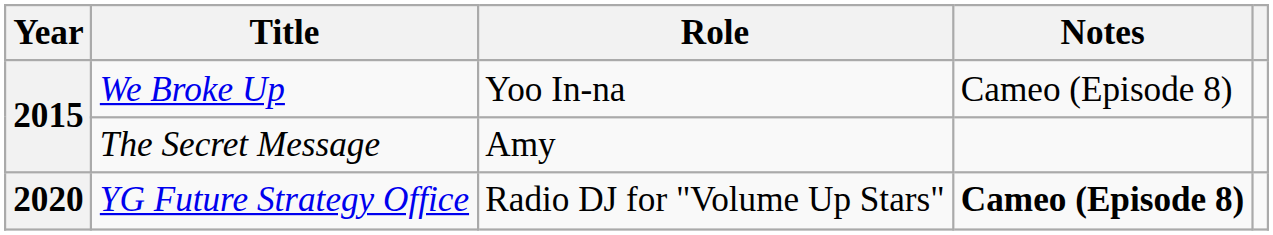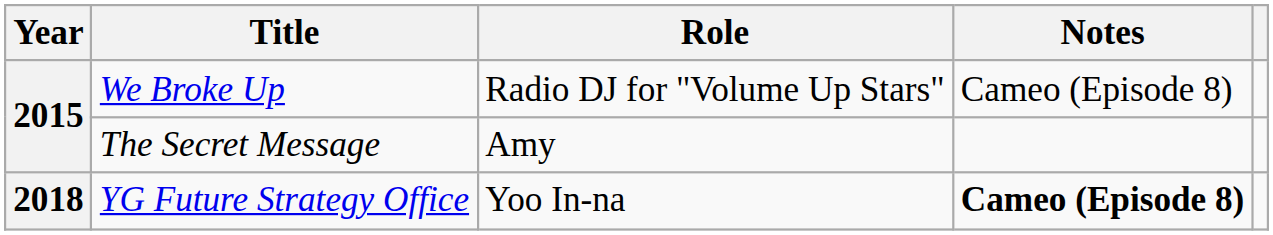(555, 88) Yoo In-na -> (715, 88) Radio DJ for "Volume Up Stars"
(48, 199) 2020 -> (48, 199) 2018
(715, 199) Radio DJ for "Volume Up Stars" -> (555, 199) Yoo In-na
